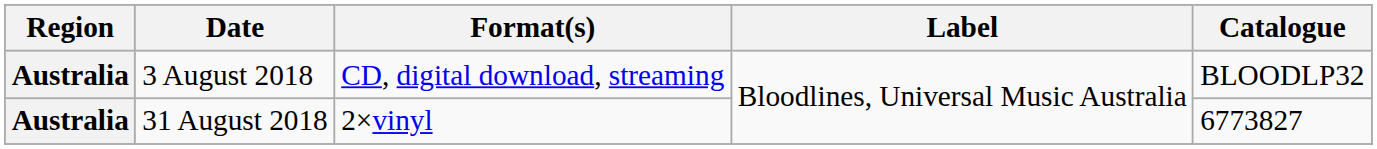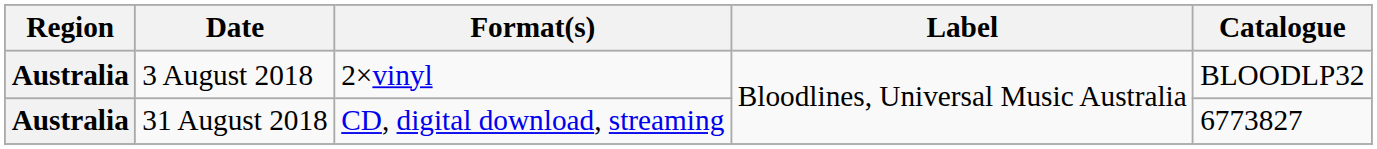(533, 74) CD, digital download, streaming -> (387, 74) 2×vinyl
(387, 120) 2×vinyl -> (533, 120) CD, digital download, streaming
